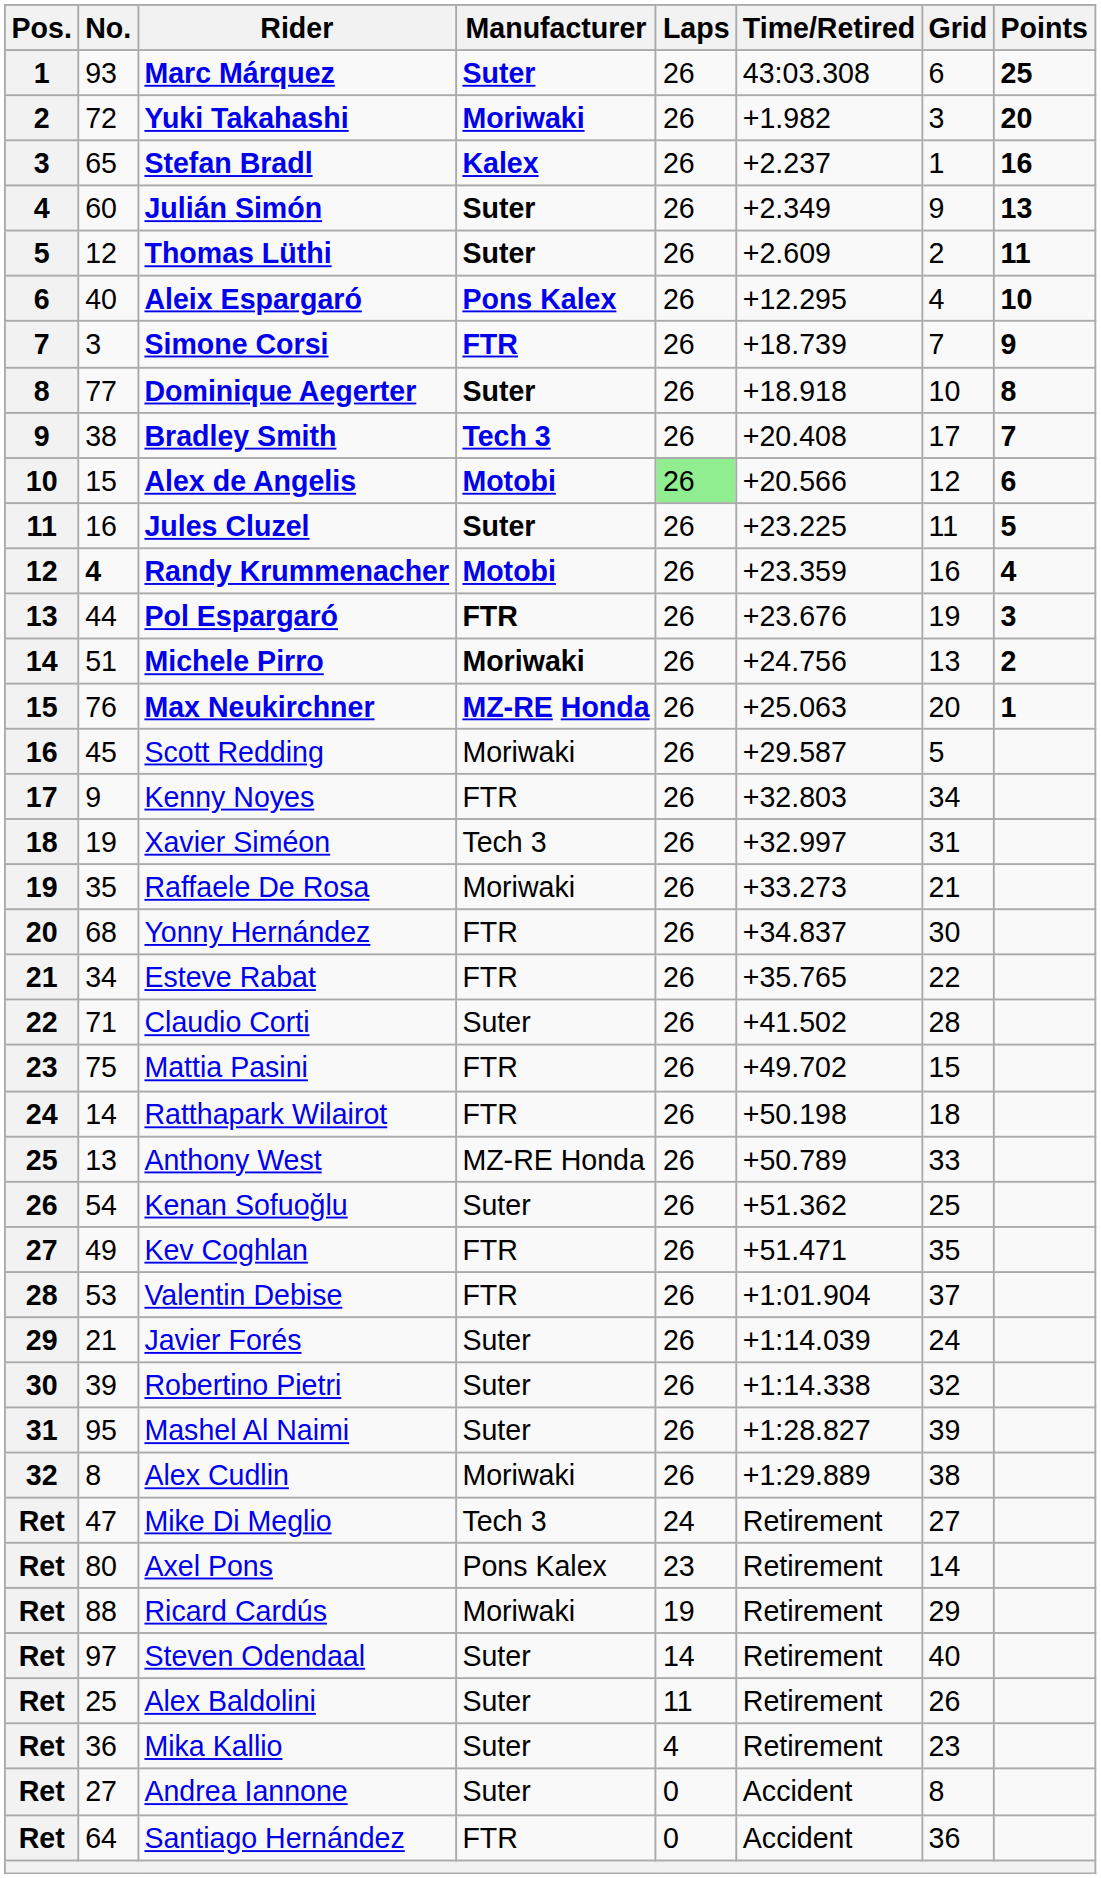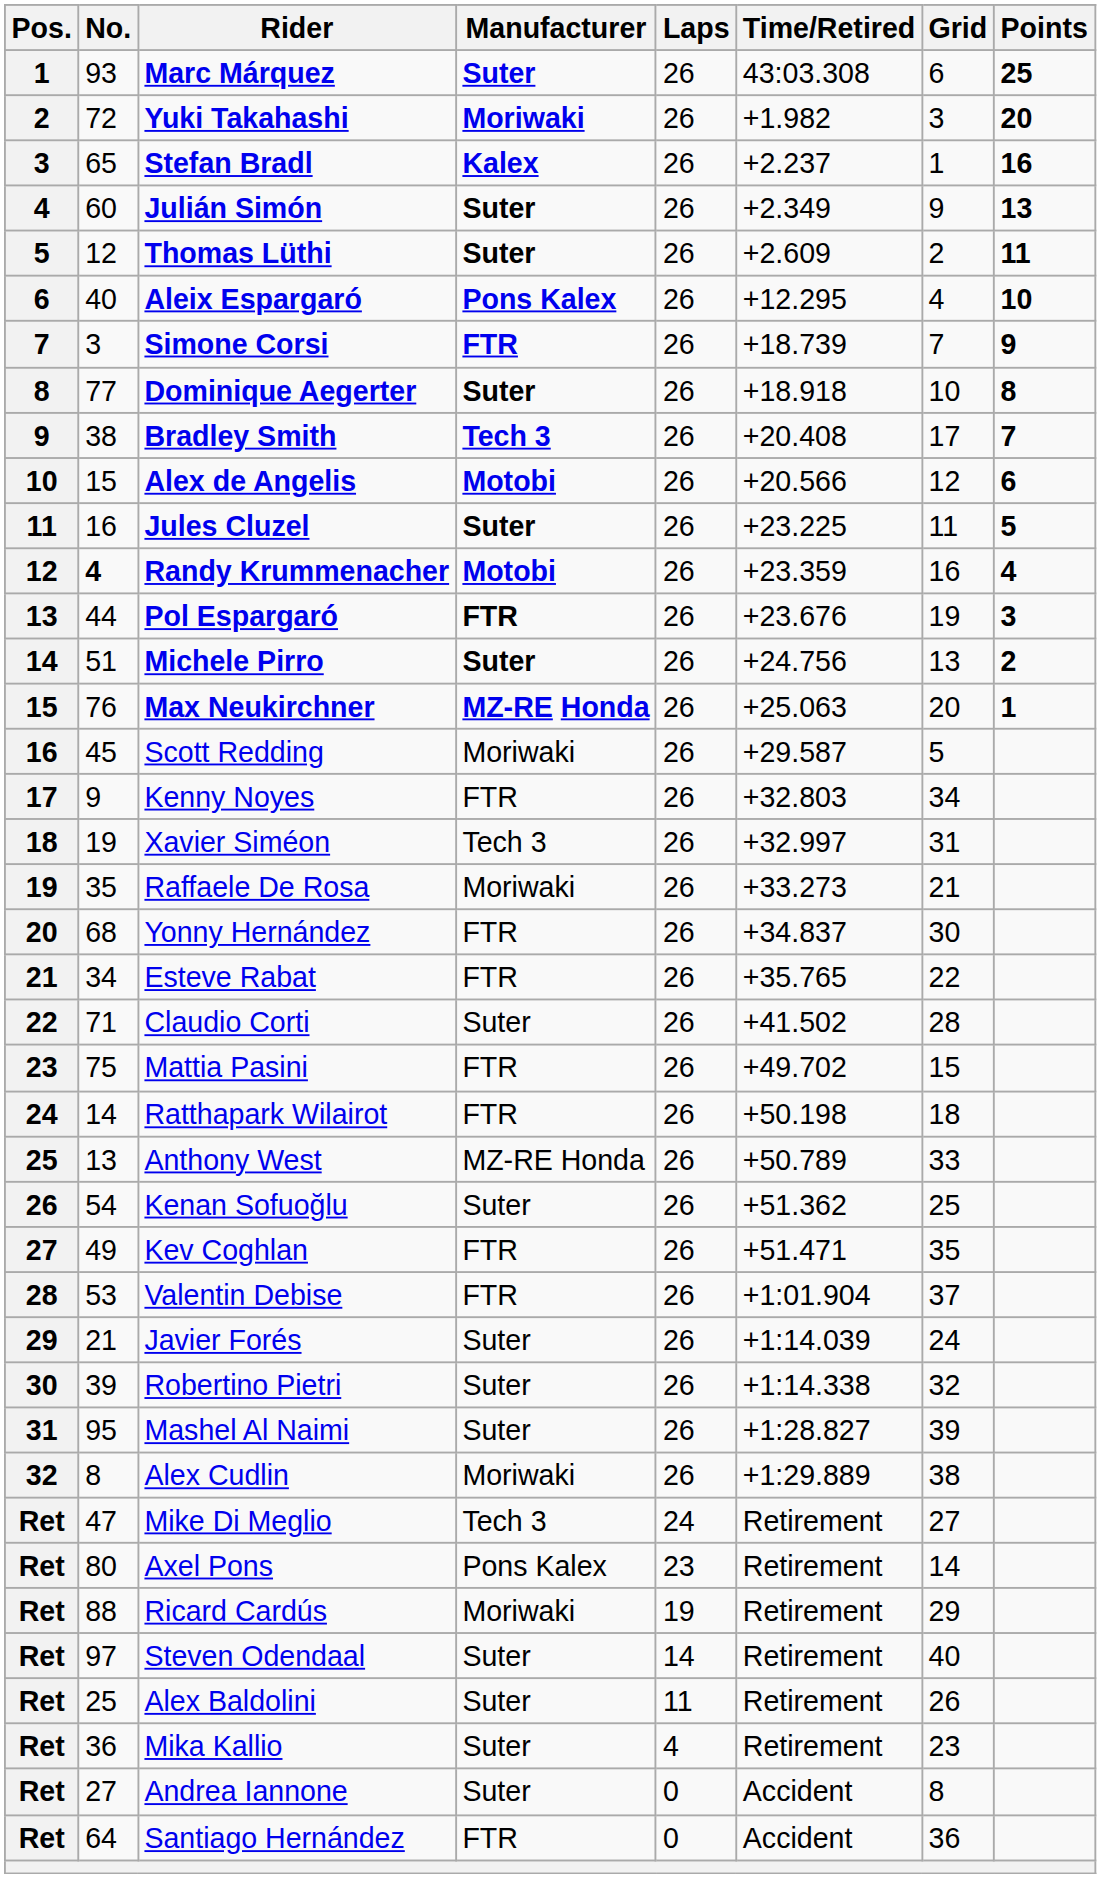(679, 480) lightgreen background -> (679, 480) no background
(523, 661) Moriwaki -> (499, 661) Suter
